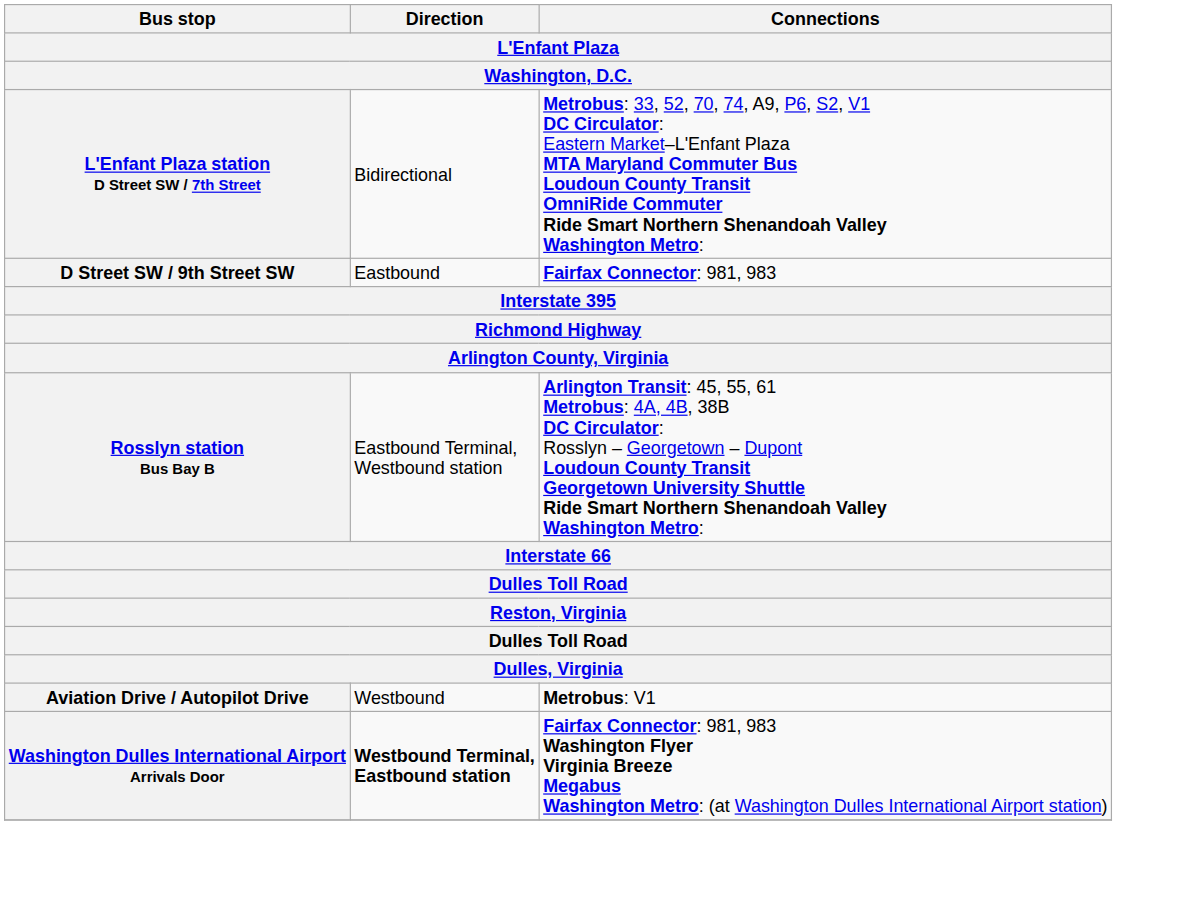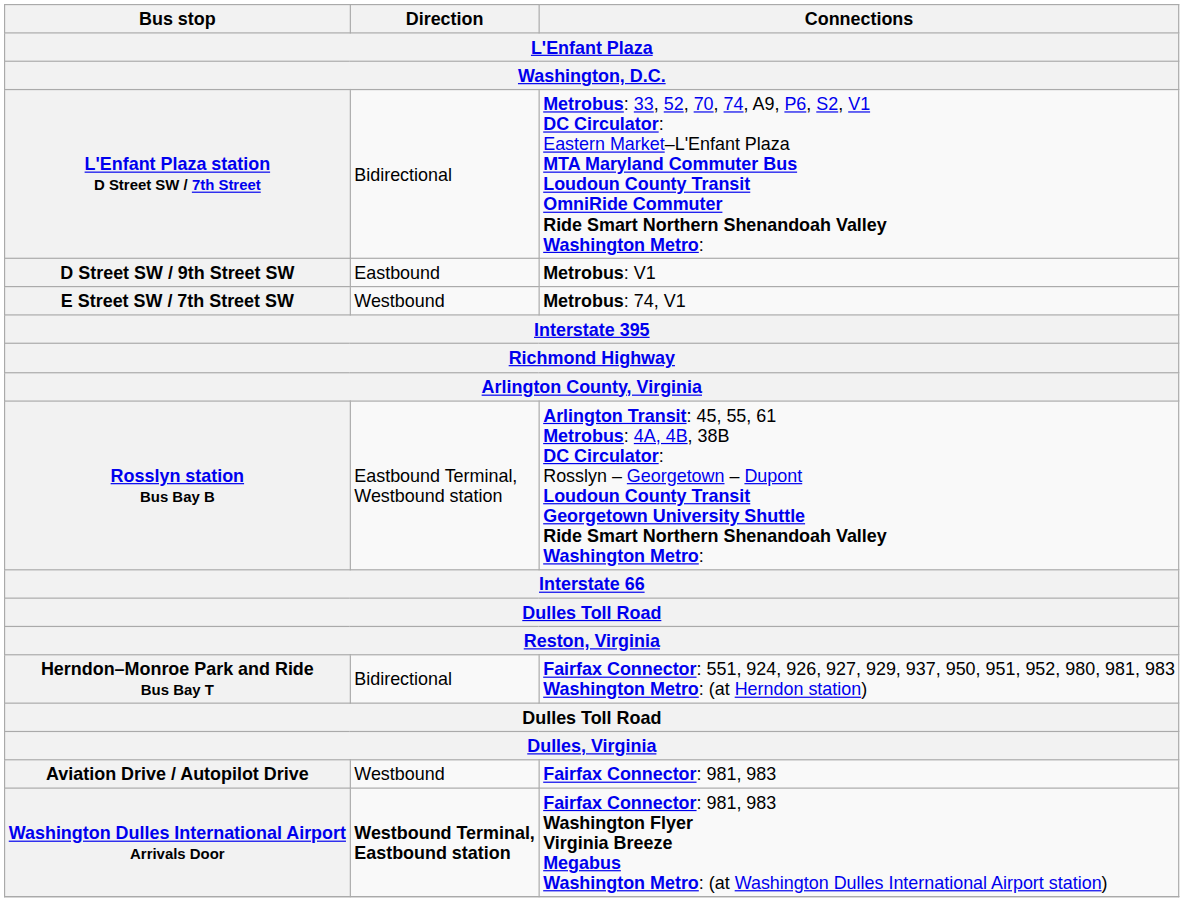(660, 273) Fairfax Connector: 981, 983 -> (599, 273) Metrobus: V1
+ row: (177, 301)
+ row: (177, 679)
(599, 697) Metrobus: V1 -> (660, 774) Fairfax Connector: 981, 983
